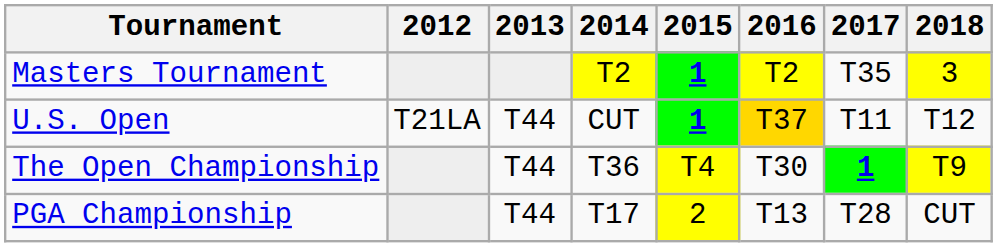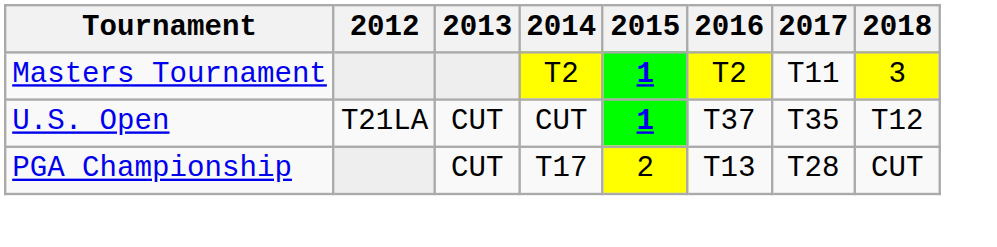(866, 76) T35 -> (813, 76) T11
(530, 123) T44 -> (477, 123) CUT
(782, 123) gold background -> (729, 123) no background
(866, 123) T11 -> (813, 123) T35
- row: (196, 170)
(530, 217) T44 -> (477, 170) CUT
